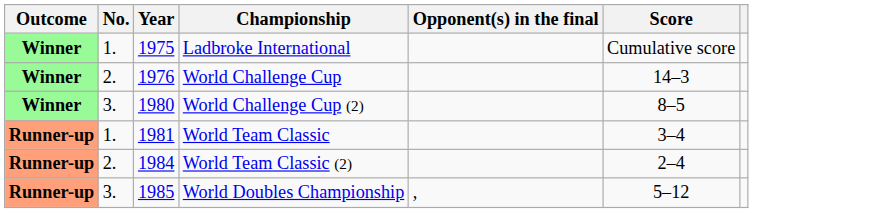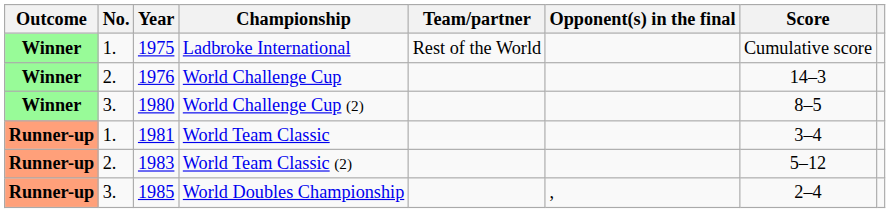+ column: (477, 18)
(156, 163) 1984 -> (156, 163) 1983
(671, 163) 2–4 -> (808, 163) 5–12
(671, 192) 5–12 -> (808, 192) 2–4
